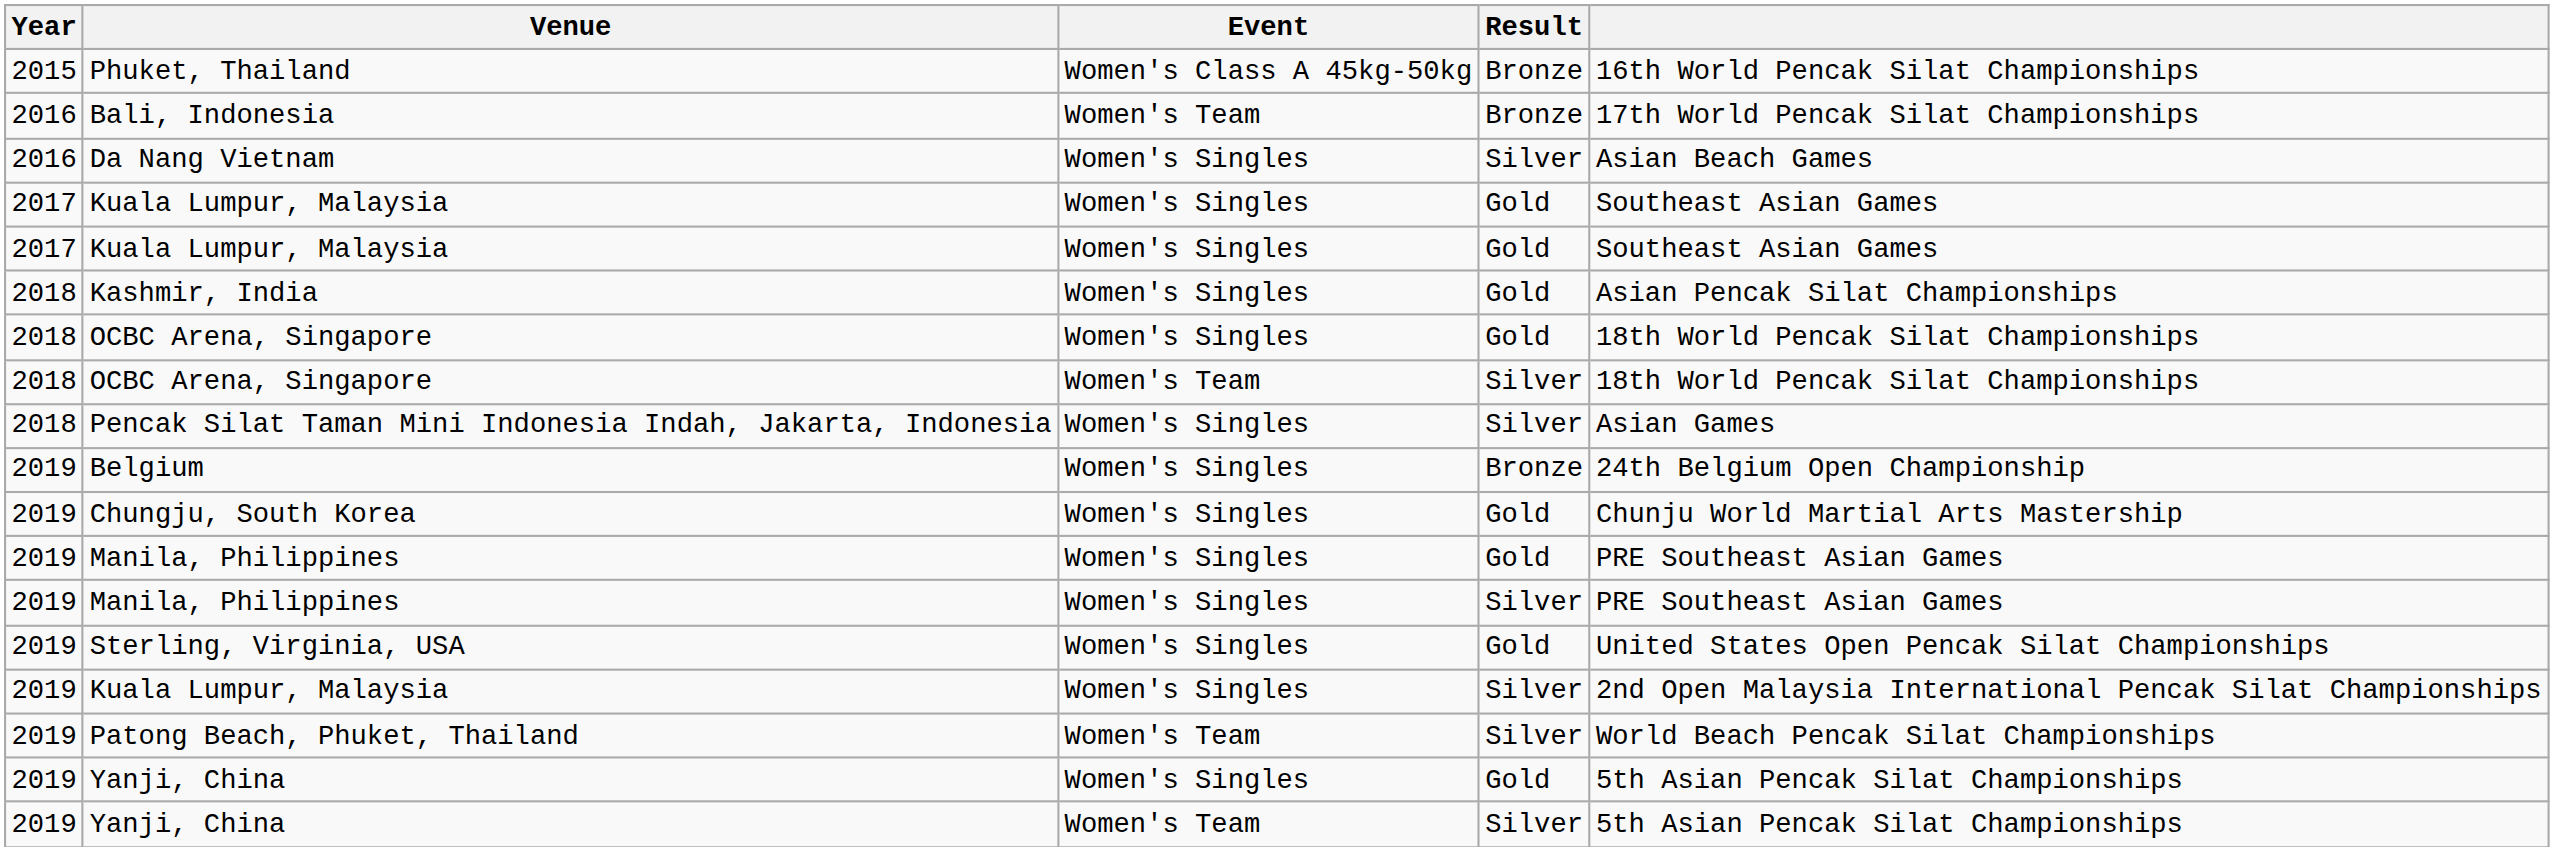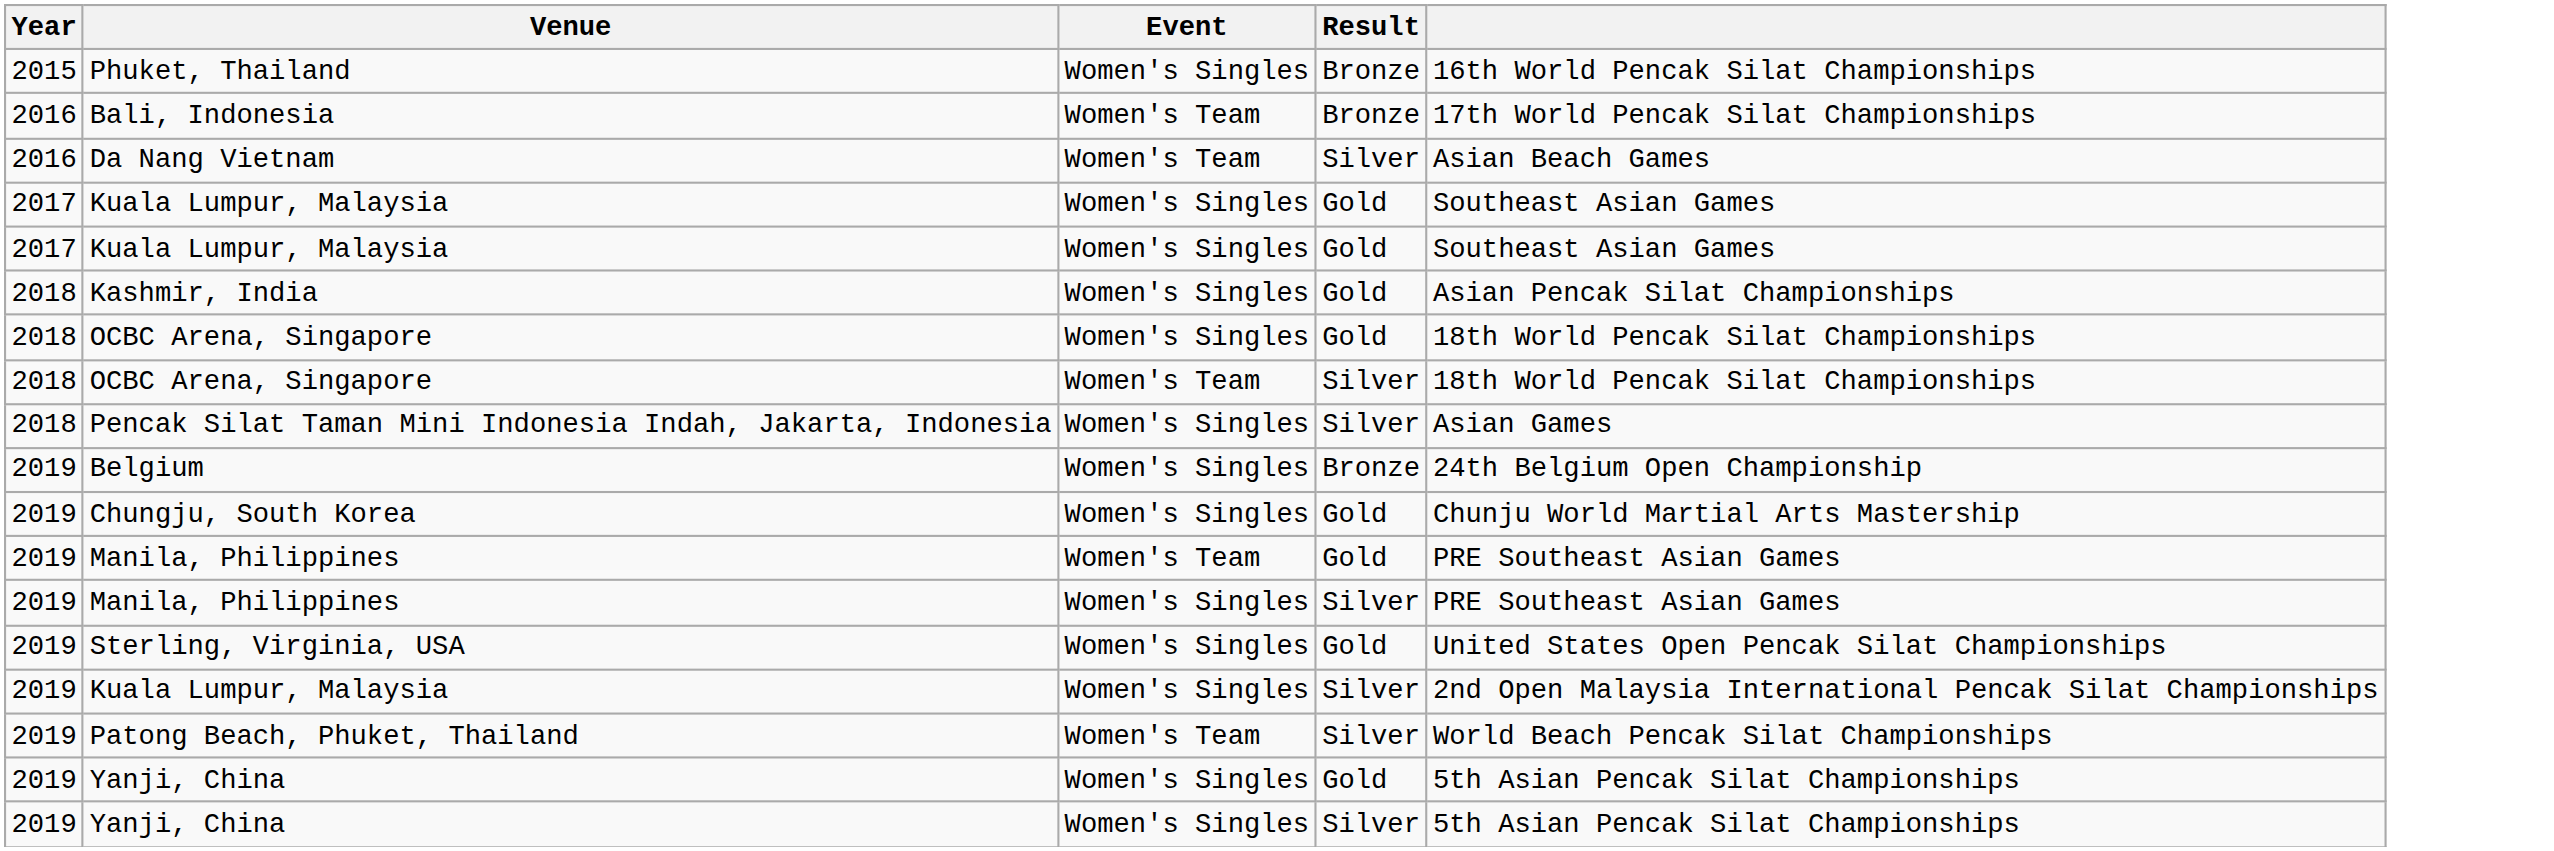(1268, 71) Women's Class A 45kg-50kg -> (1187, 71) Women's Singles
(1187, 160) Women's Singles -> (1162, 160) Women's Team
(1187, 559) Women's Singles -> (1162, 559) Women's Team
(1162, 824) Women's Team -> (1187, 824) Women's Singles
